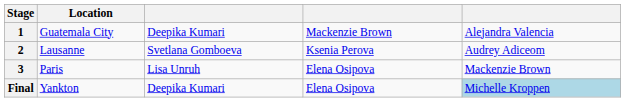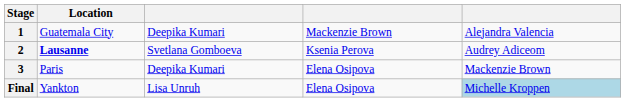(62, 50) normal -> (64, 50) bold
(174, 69) Lisa Unruh -> (186, 69) Deepika Kumari
(186, 87) Deepika Kumari -> (174, 87) Lisa Unruh
